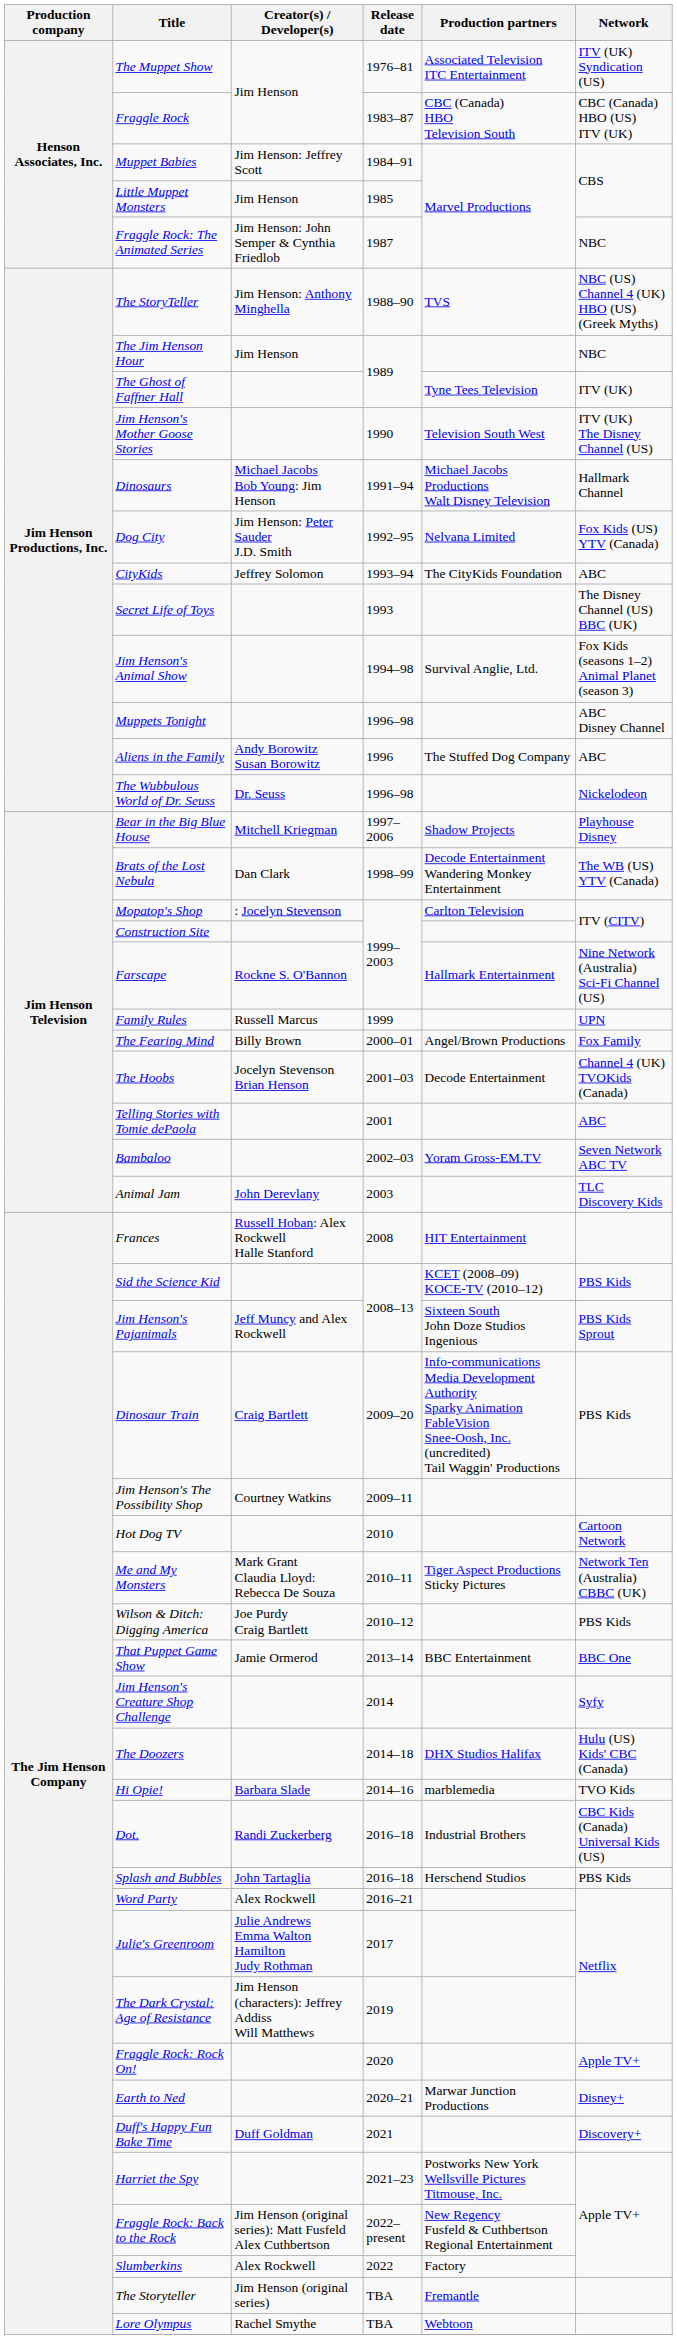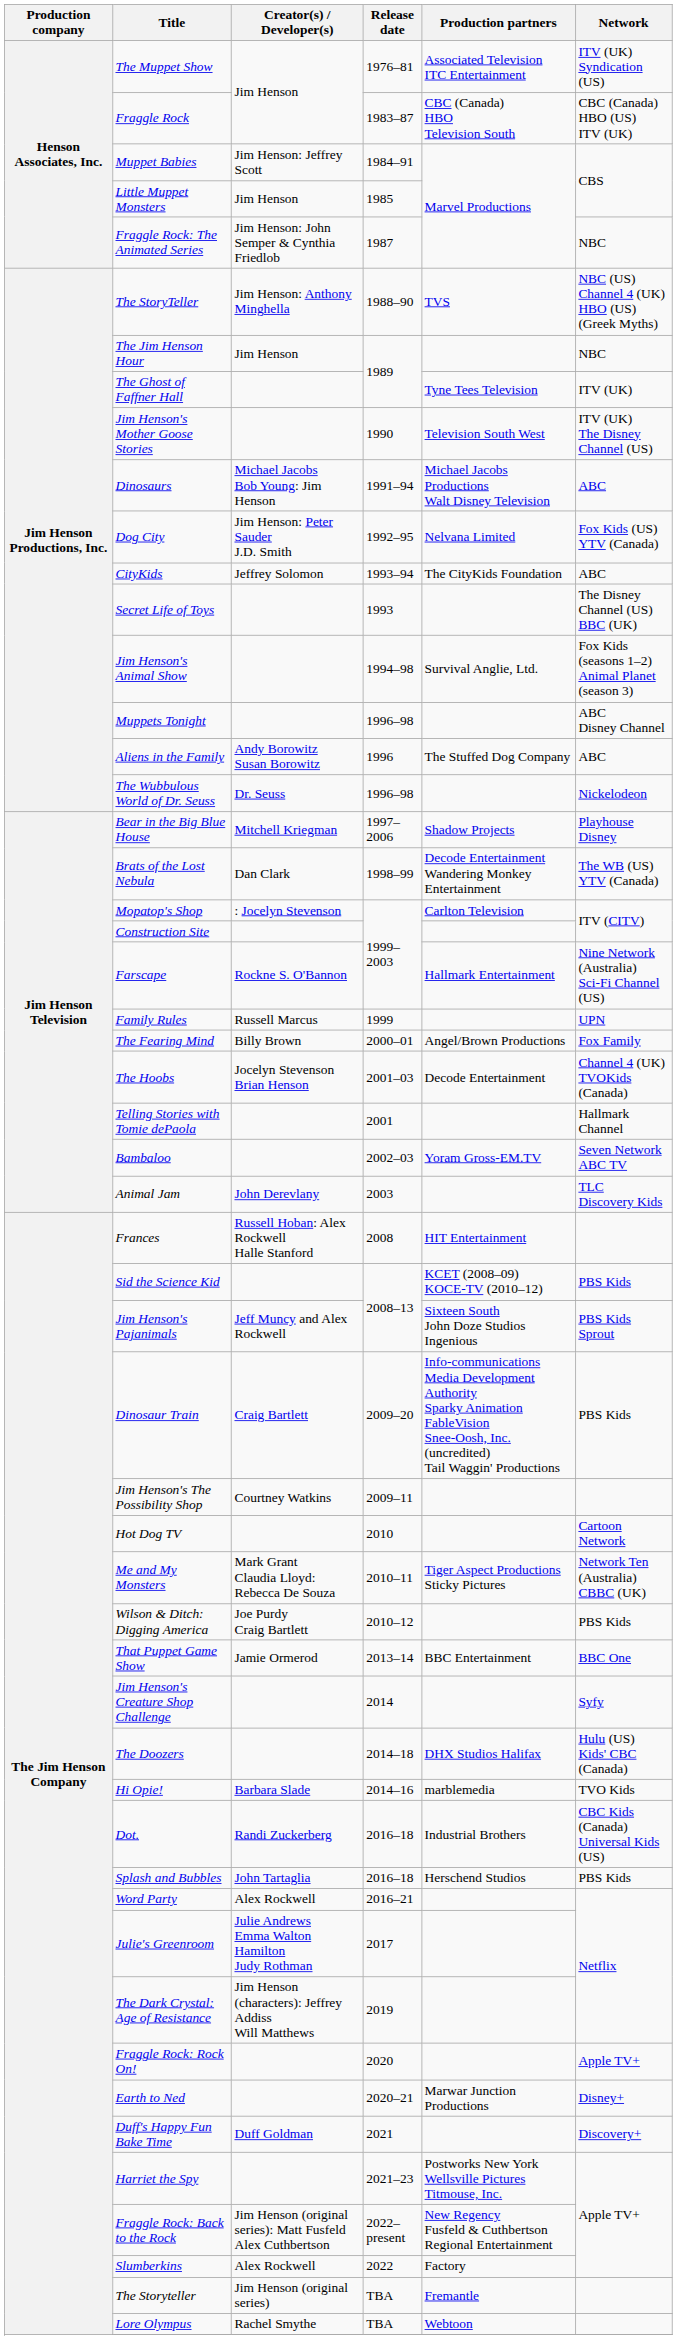(604, 485) Hallmark Channel -> (592, 485) ABC
(592, 1121) ABC -> (604, 1121) Hallmark Channel
